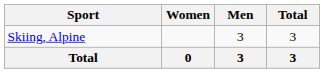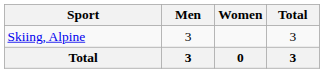columns swapped: (240, 15) <-> (188, 15)
